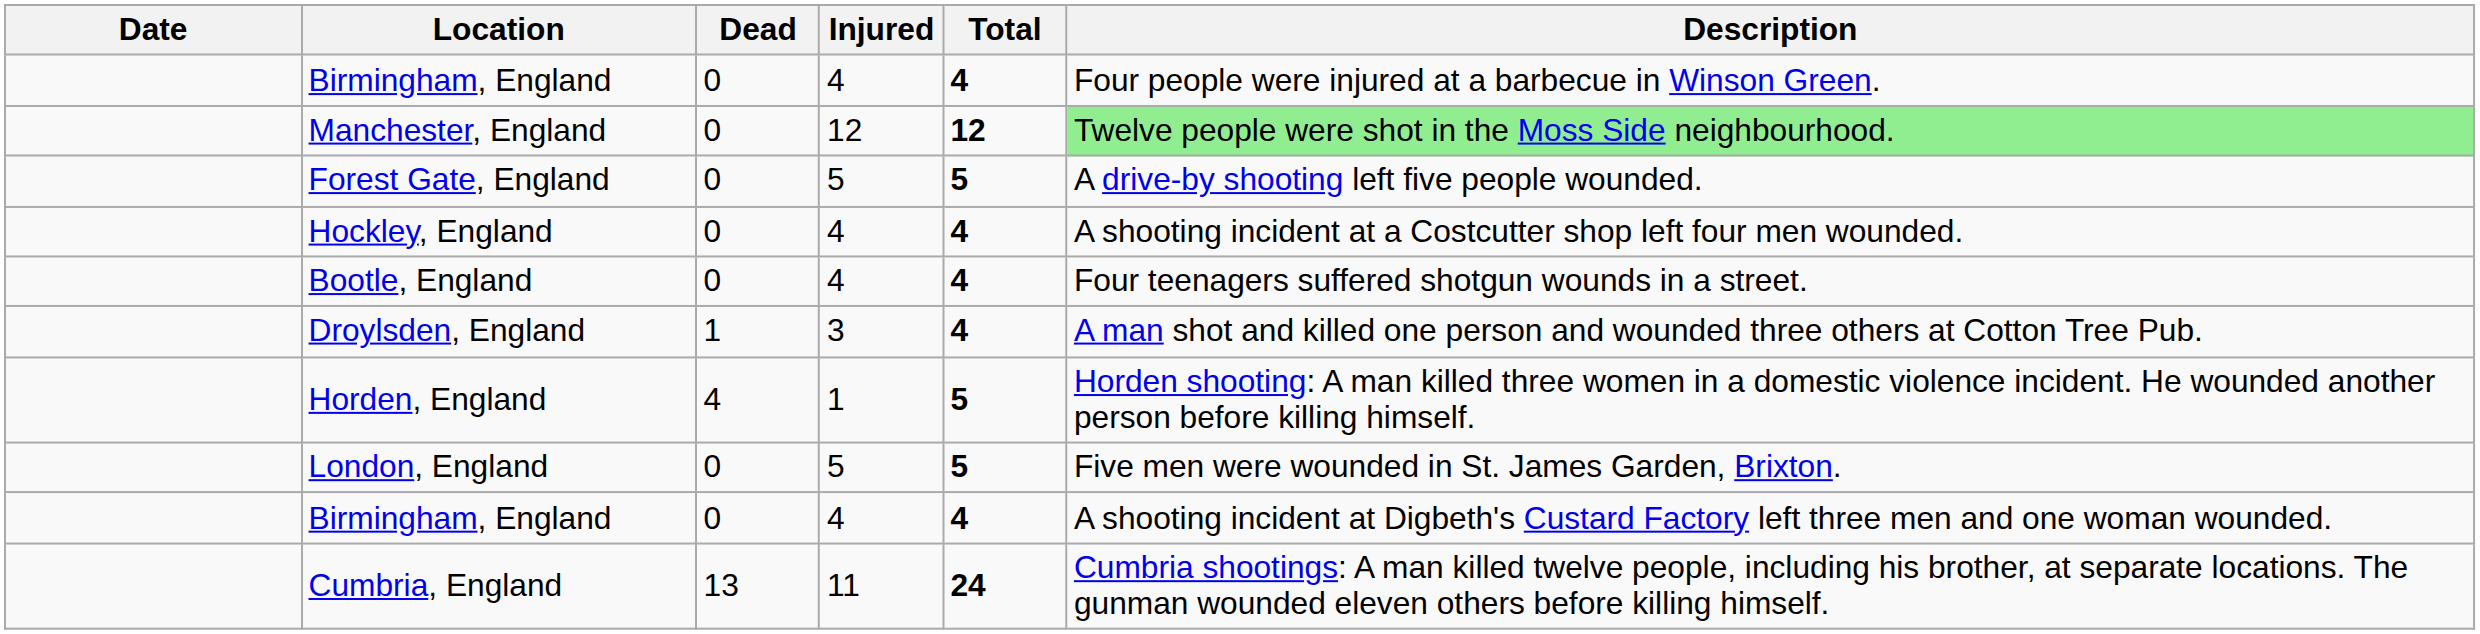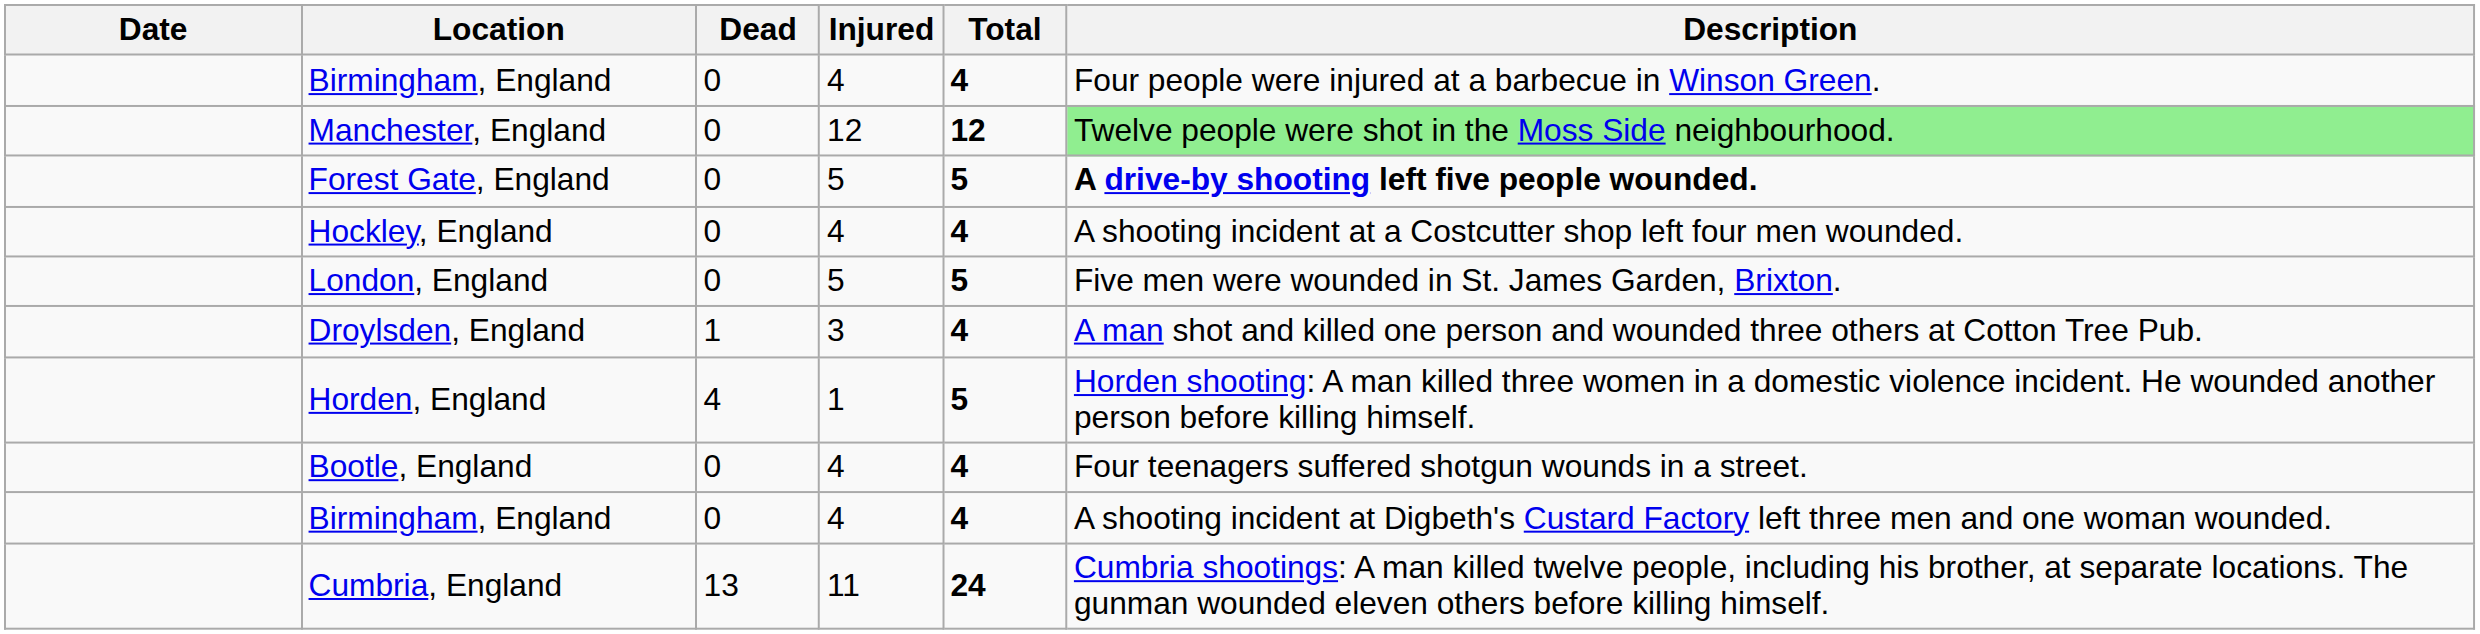(1388, 180) normal -> (1416, 180) bold
rows swapped: (420, 280) <-> (428, 467)
